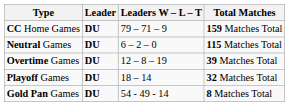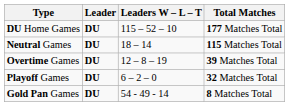+ row: (43, 28)
- row: (43, 28)
(139, 45) 6 – 2 – 0 -> (136, 45) 18 – 14
(136, 77) 18 – 14 -> (139, 77) 6 – 2 – 0
